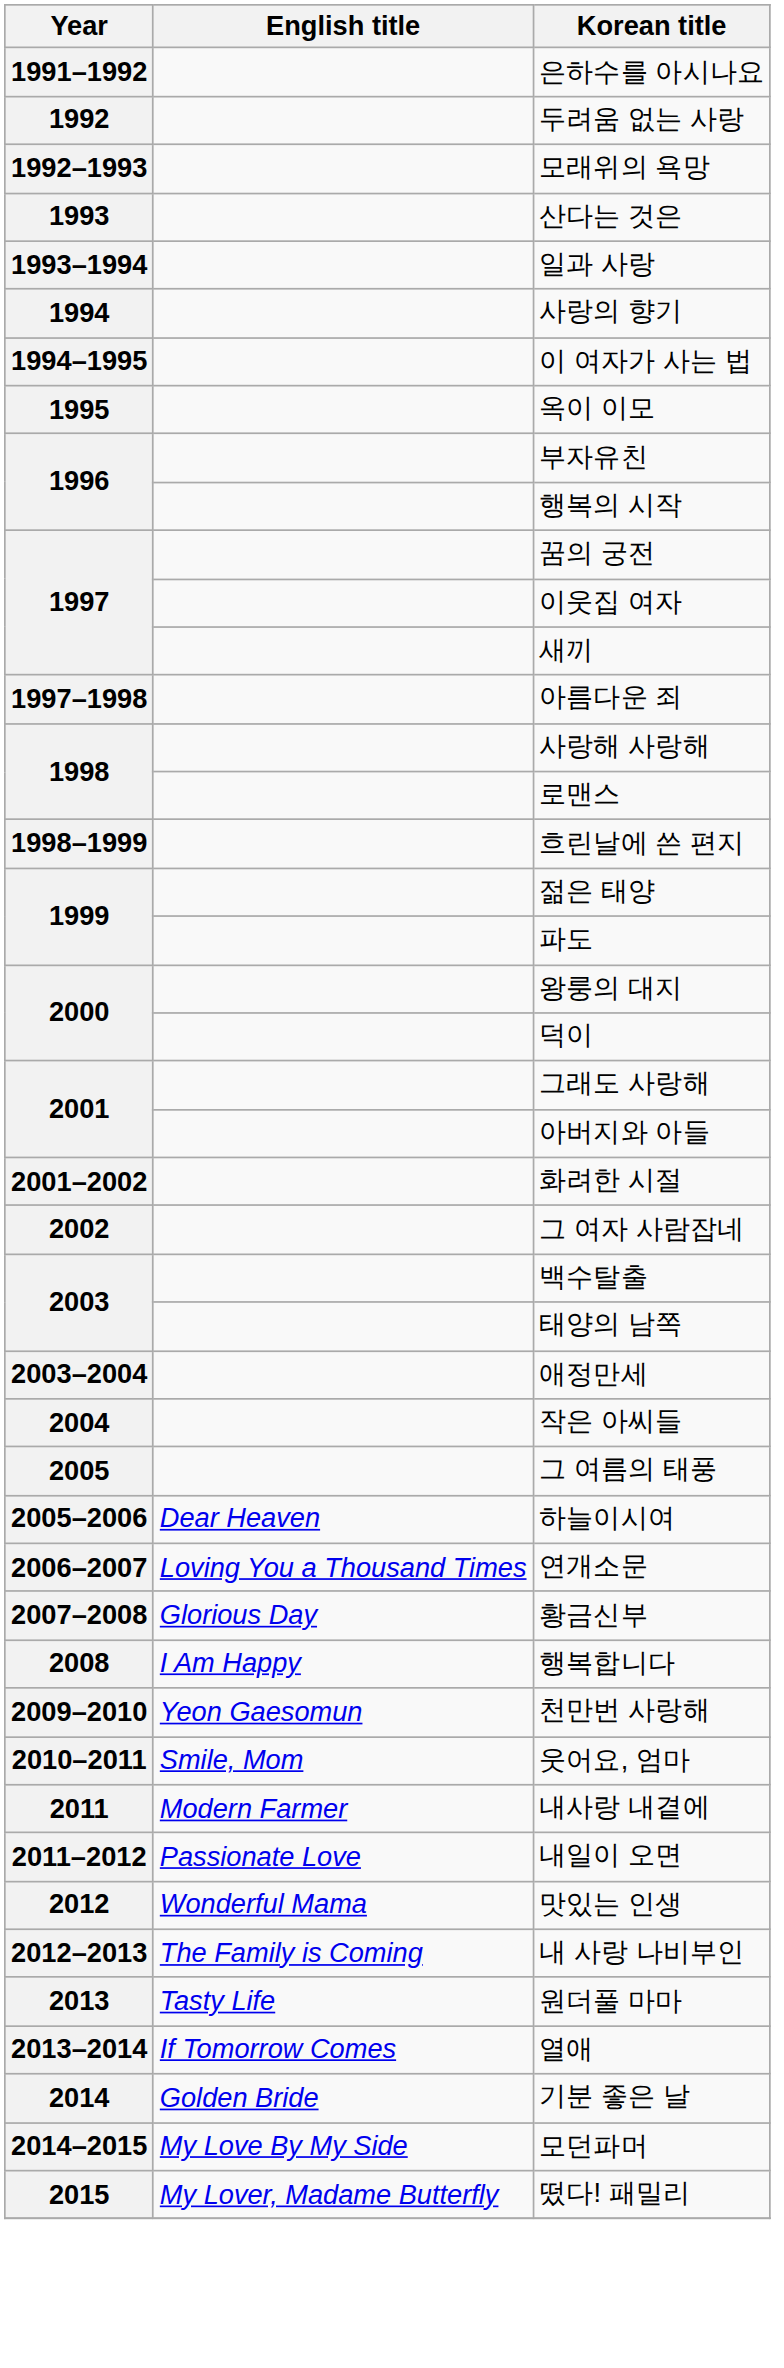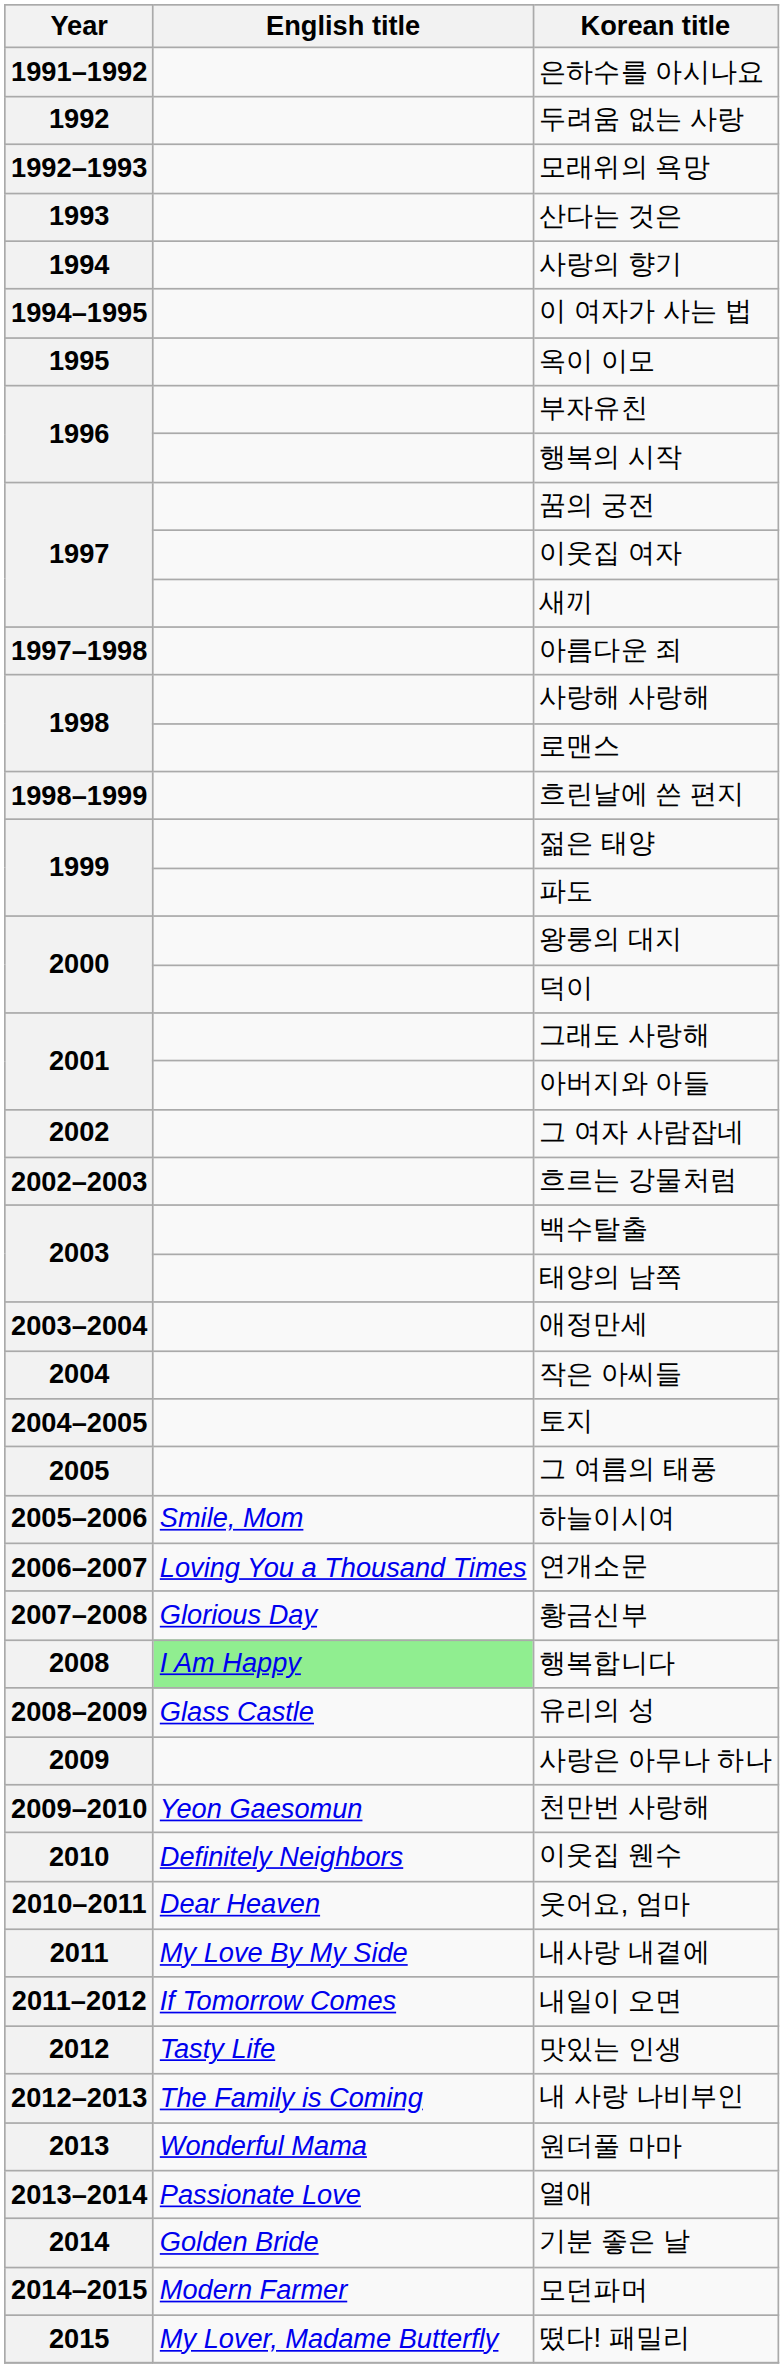- row: (597, 263)
- row: (611, 1180)
+ row: (638, 1180)
+ row: (566, 1421)
(240, 1518) Dear Heaven -> (232, 1518) Smile, Mom
(230, 1663) no background -> (230, 1663) lightgreen background
+ row: (597, 1710)
+ row: (655, 1759)
+ row: (611, 1855)
(232, 1760) Smile, Mom -> (240, 1904) Dear Heaven
(254, 1808) Modern Farmer -> (284, 1953) My Love By My Side
(260, 1856) Passionate Love -> (278, 2001) If Tomorrow Comes
(263, 1904) Wonderful Mama -> (218, 2049) Tasty Life
(218, 2001) Tasty Life -> (263, 2145) Wonderful Mama
(278, 2049) If Tomorrow Comes -> (260, 2194) Passionate Love
(284, 2145) My Love By My Side -> (254, 2290) Modern Farmer
